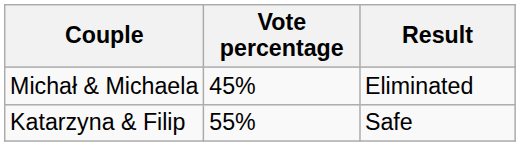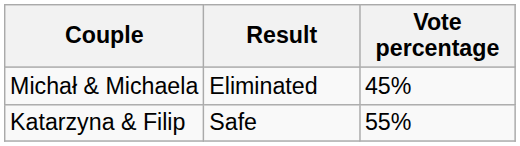columns swapped: (282, 35) <-> (437, 35)
